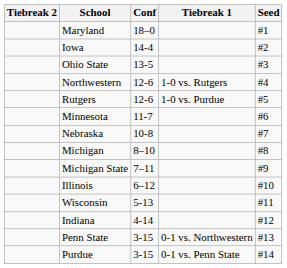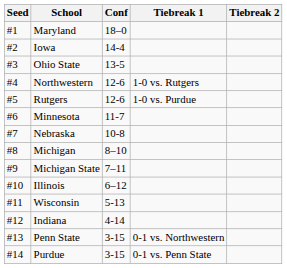columns swapped: (269, 13) <-> (32, 13)
